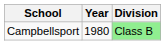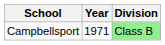(97, 31) 1980 -> (97, 31) 1971
